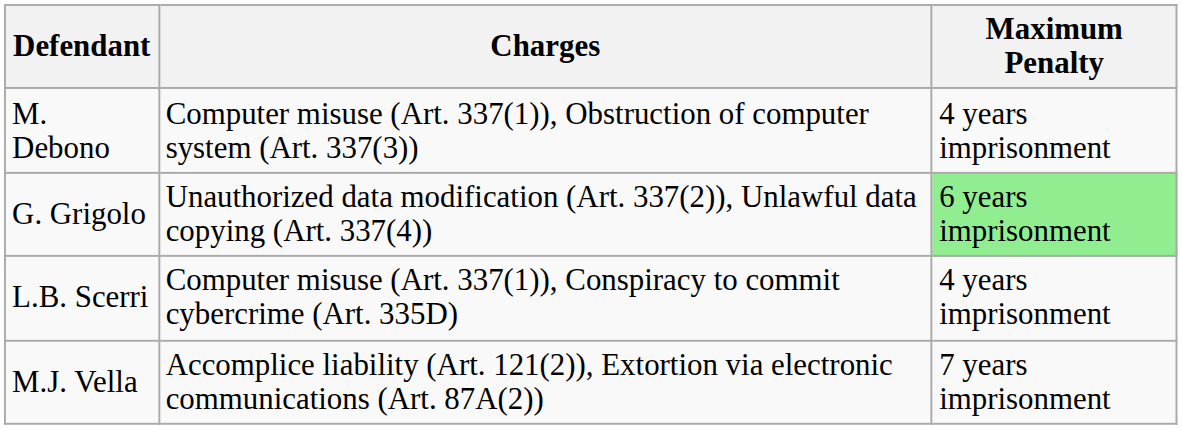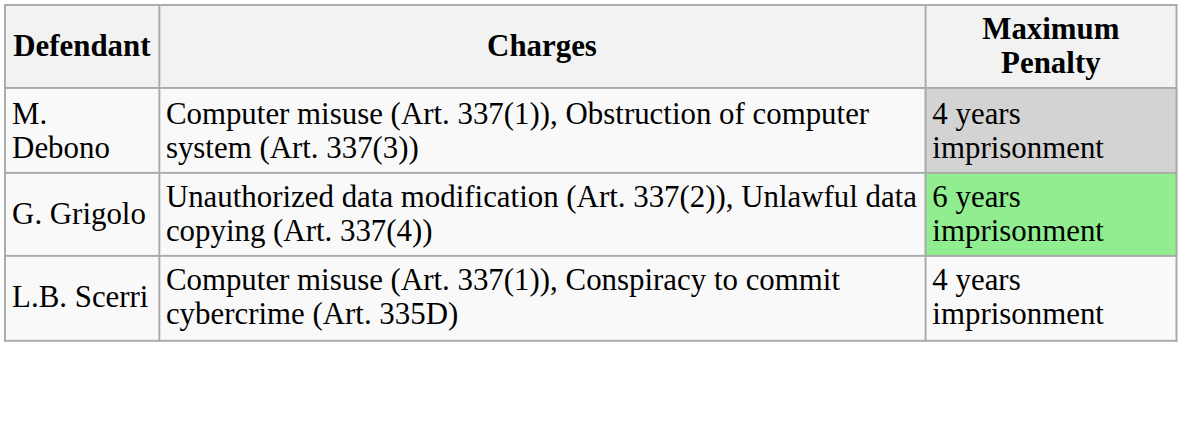(1025, 130) no background -> (1018, 130) lightgrey background
- row: (75, 381)
